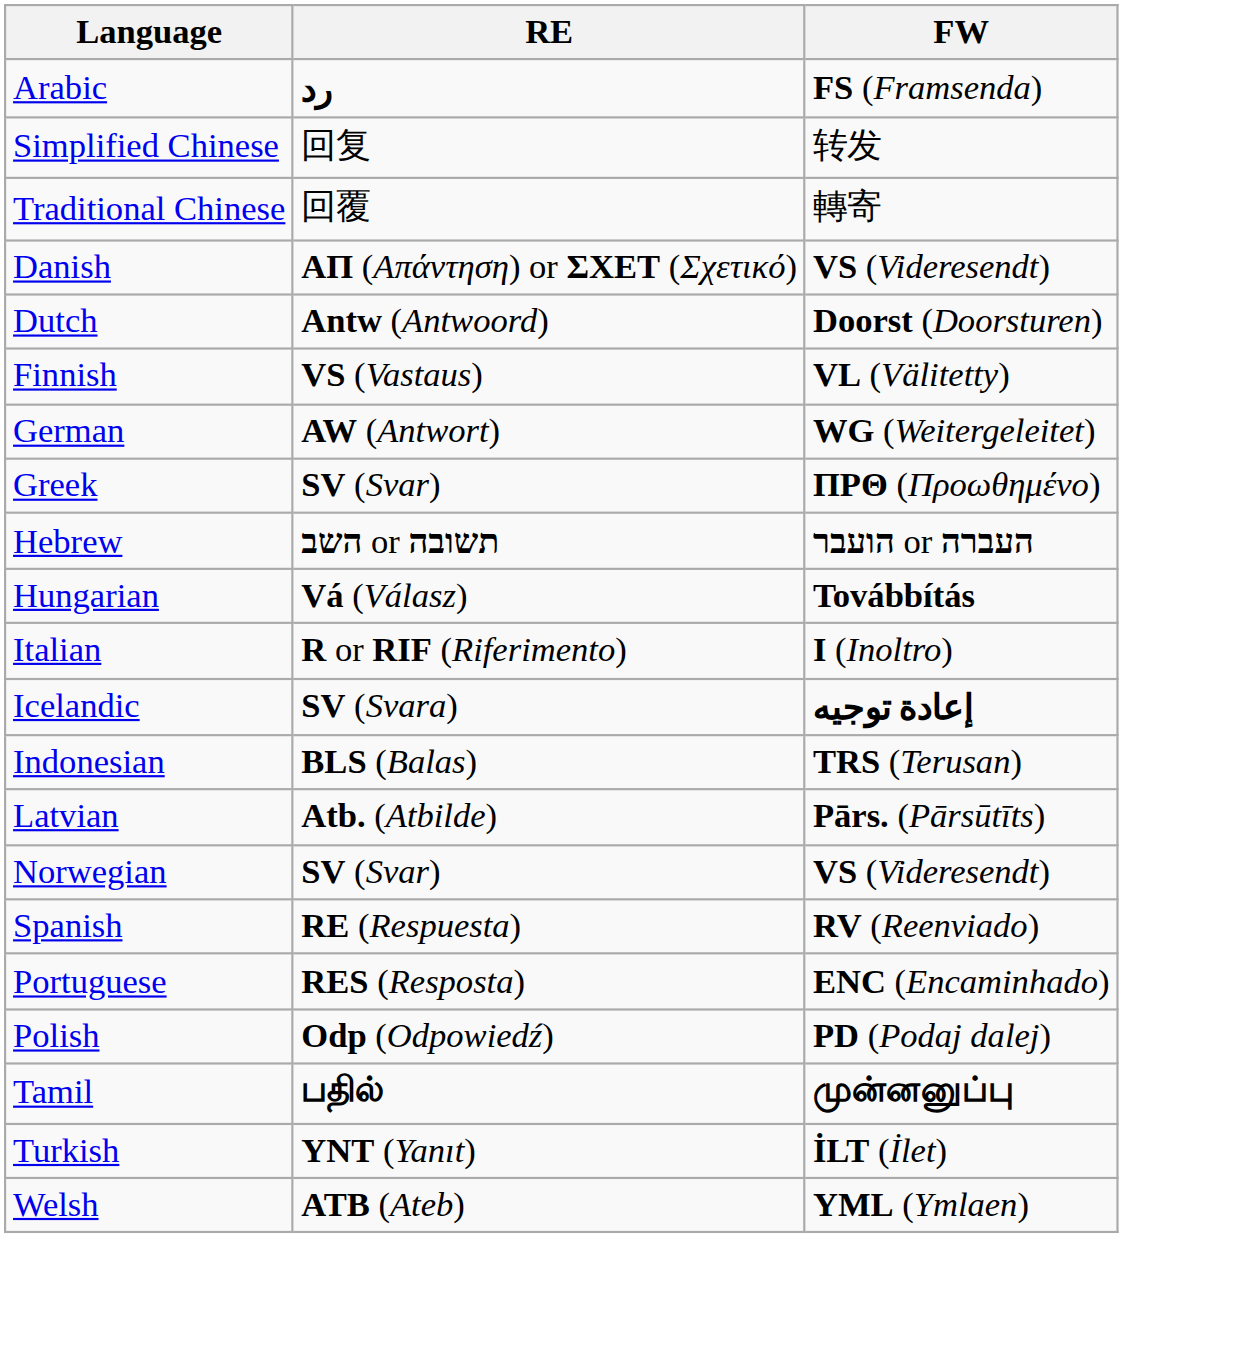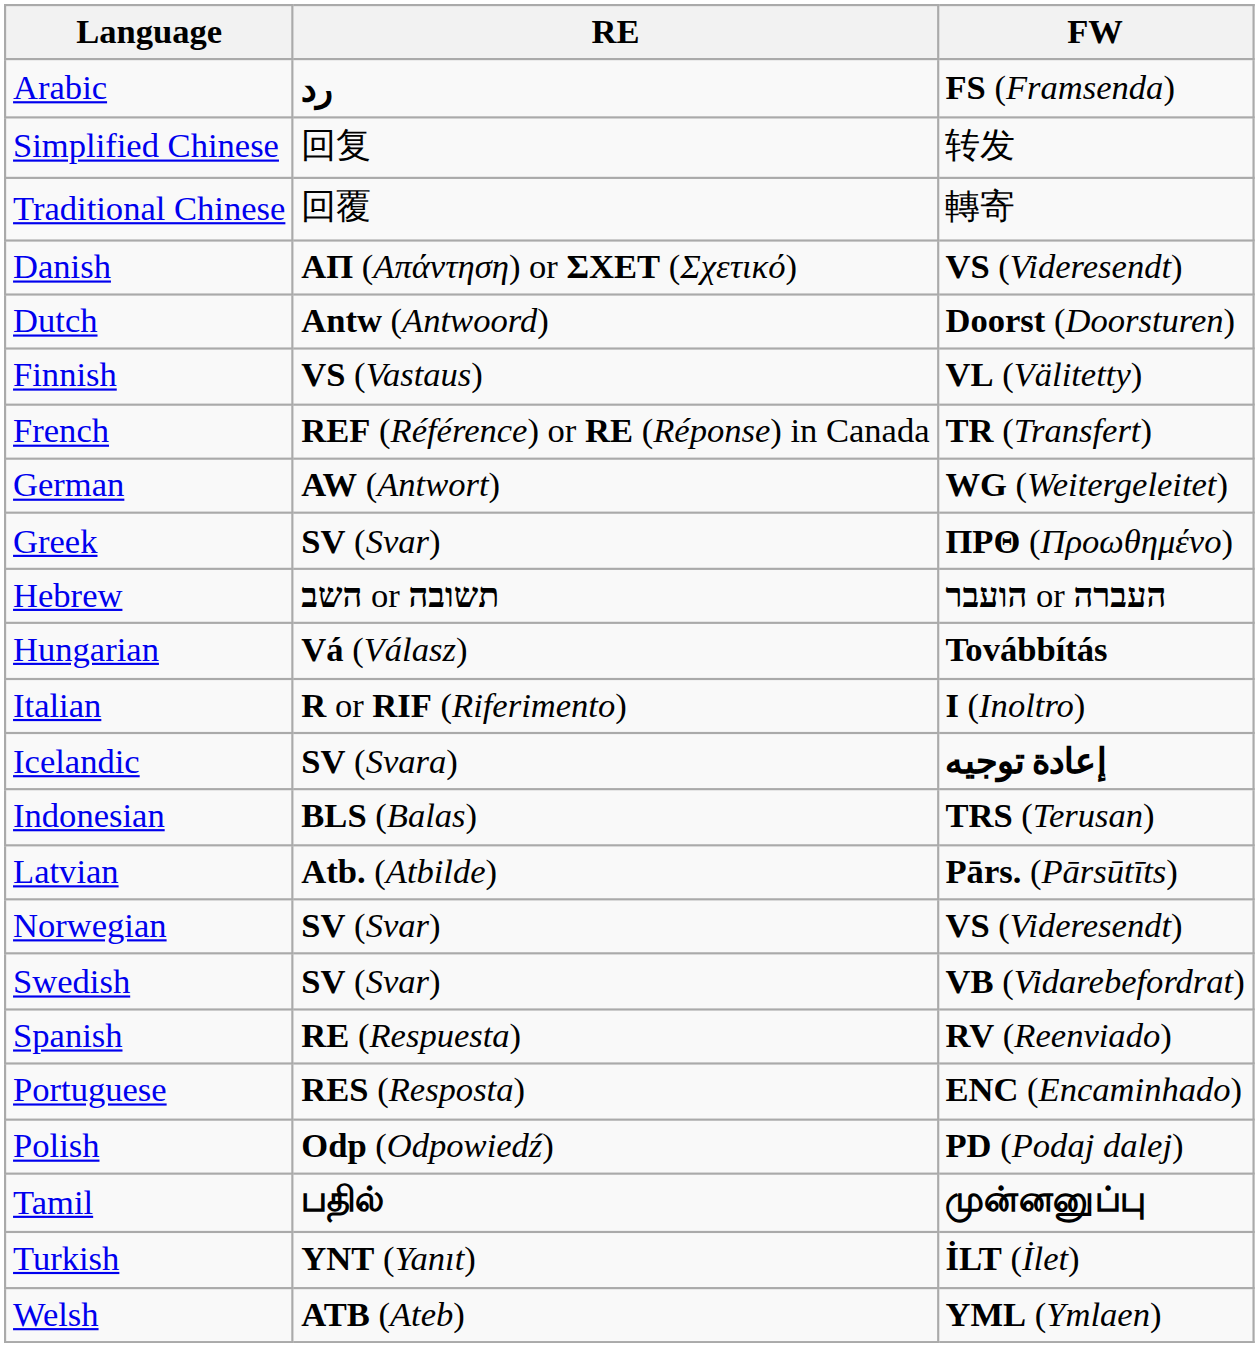+ row: (61, 430)
+ row: (72, 980)
